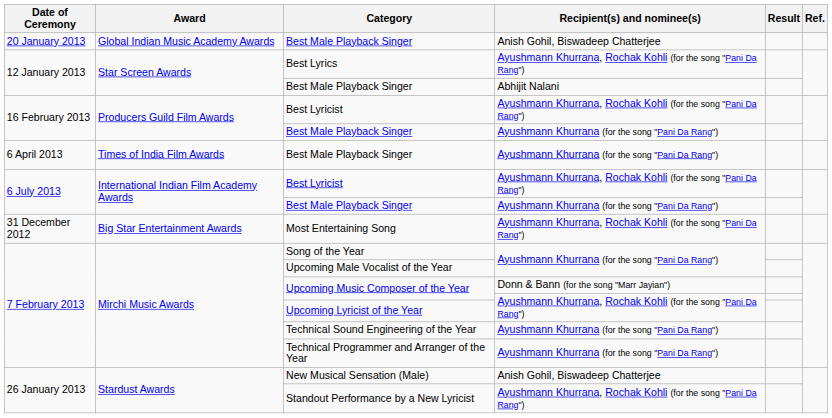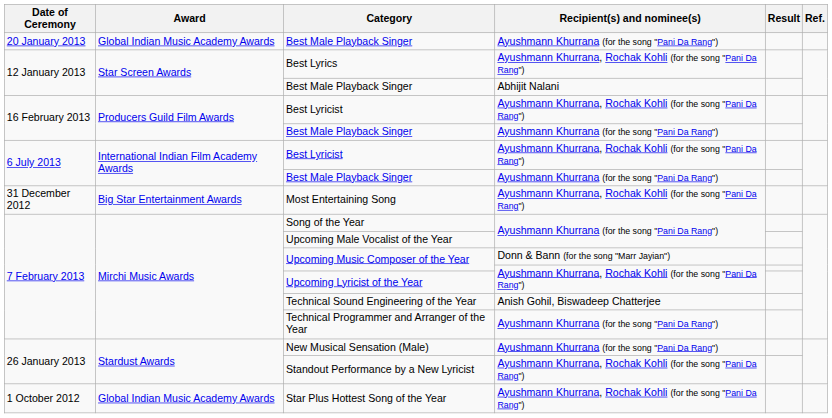(579, 41) Anish Gohil, Biswadeep Chatterjee -> (608, 41) Ayushmann Khurrana (for the song "Pani Da Rang")
- row: (35, 154)
(608, 330) Ayushmann Khurrana (for the song "Pani Da Rang") -> (579, 301) Anish Gohil, Biswadeep Chatterjee
(579, 375) Anish Gohil, Biswadeep Chatterjee -> (608, 347) Ayushmann Khurrana (for the song "Pani Da Rang")
+ row: (43, 398)
